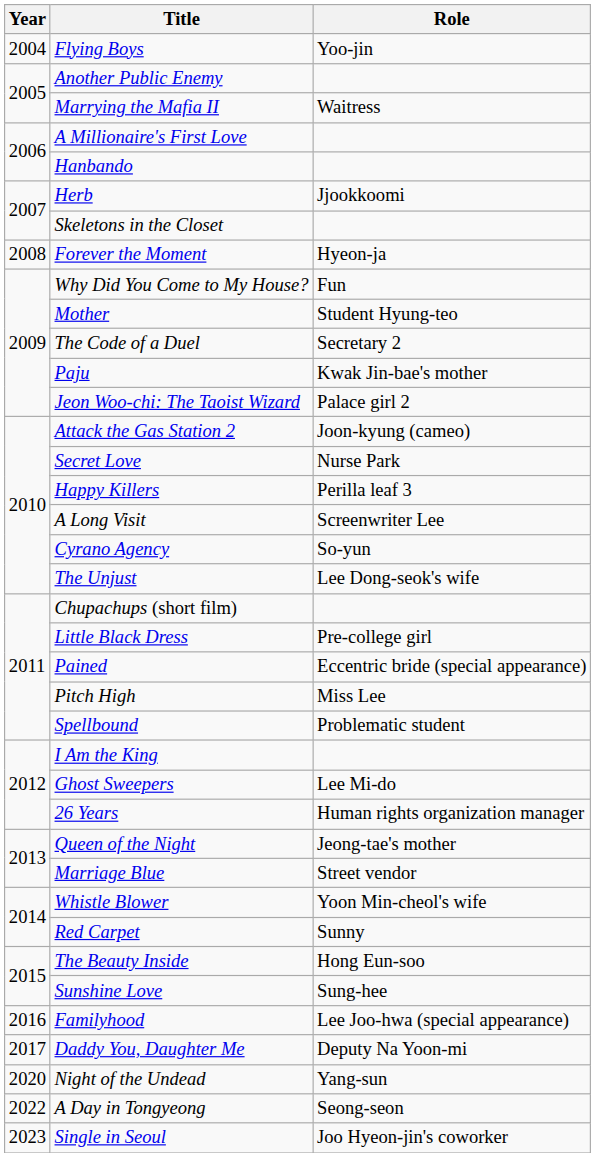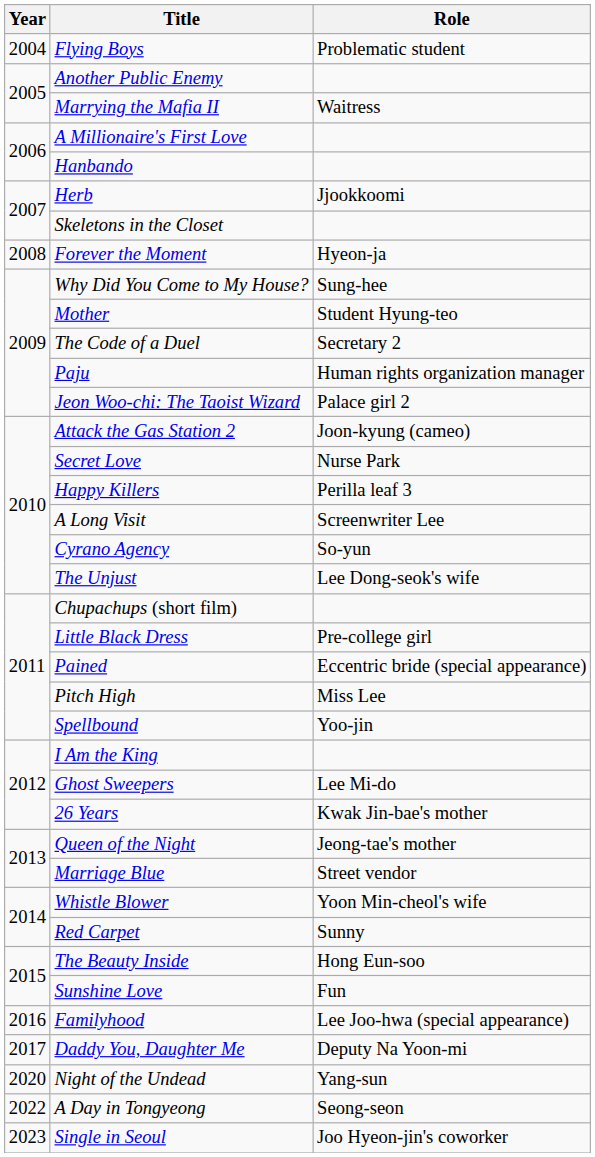(345, 48) Yoo-jin -> (391, 48) Problematic student
(332, 284) Fun -> (352, 284) Sung-hee
(402, 372) Kwak Jin-bae's mother -> (451, 372) Human rights organization manager
(391, 725) Problematic student -> (345, 725) Yoo-jin
(451, 813) Human rights organization manager -> (402, 813) Kwak Jin-bae's mother
(352, 990) Sung-hee -> (332, 990) Fun
